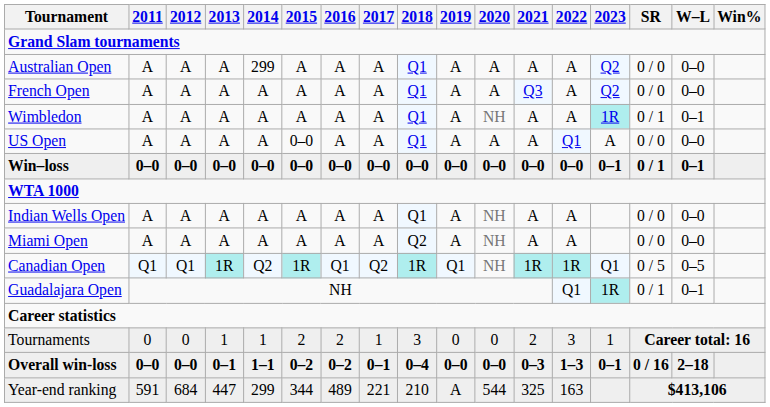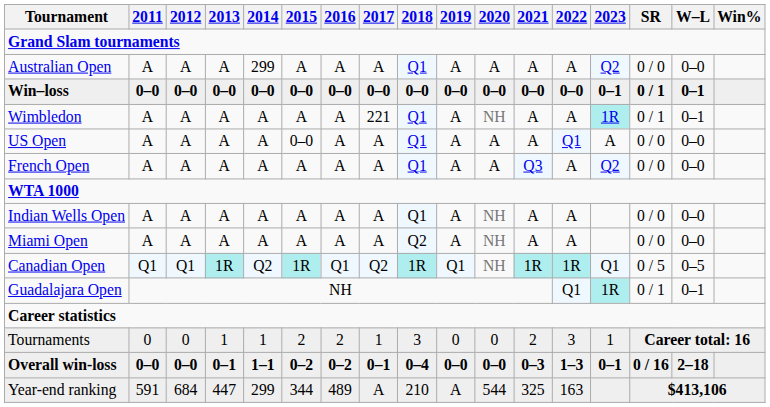rows swapped: (49, 91) <-> (38, 166)
(379, 116) A -> (379, 116) 221
(379, 389) 221 -> (379, 389) A
